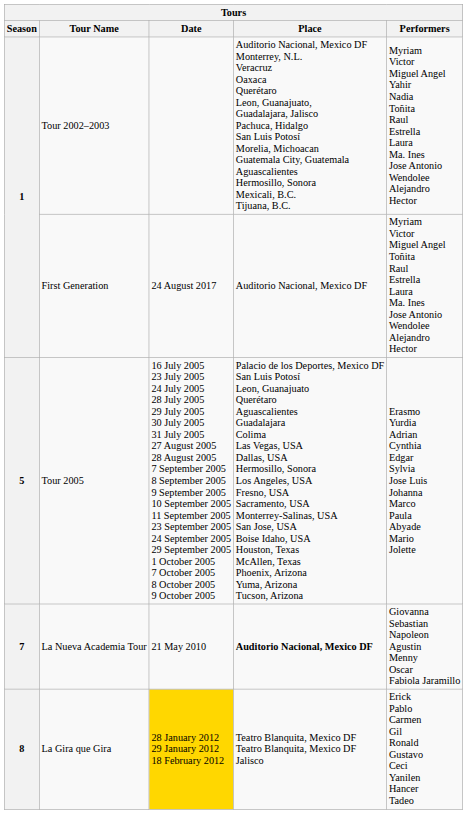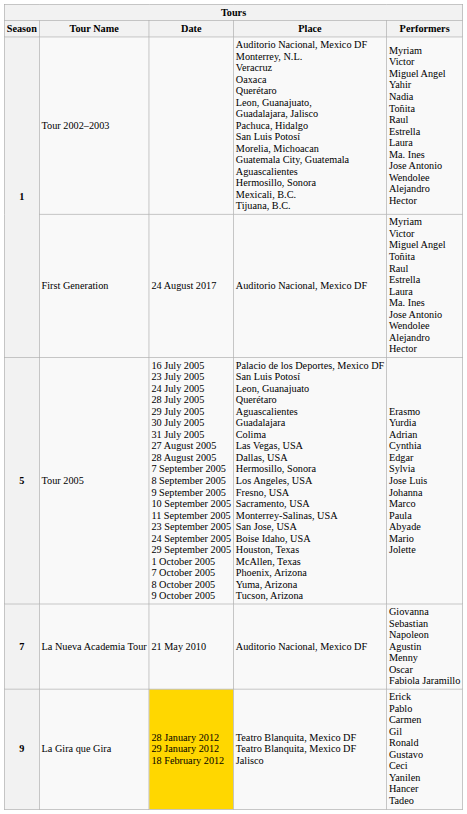(304, 646) bold -> (301, 646) normal
(22, 749) 8 -> (22, 749) 9
